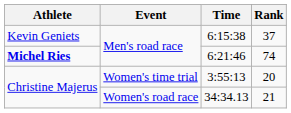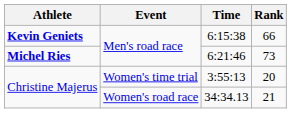(43, 35) normal -> (45, 35) bold
(269, 35) 37 -> (269, 35) 66
(269, 56) 74 -> (269, 56) 73
